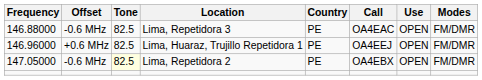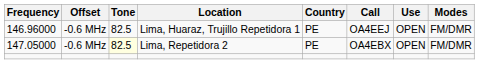- row: (187, 29)
(87, 45) +0.6 MHz -> (85, 29) -0.6 MHz
